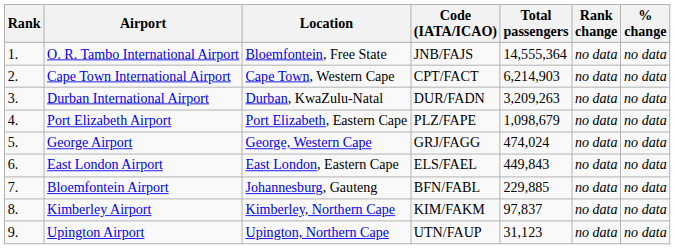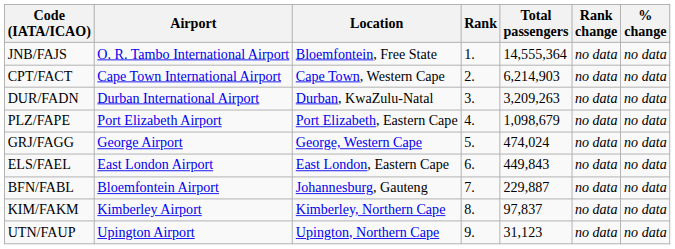columns swapped: (24, 23) <-> (455, 23)
(526, 187) 229,885 -> (526, 187) 229,887
